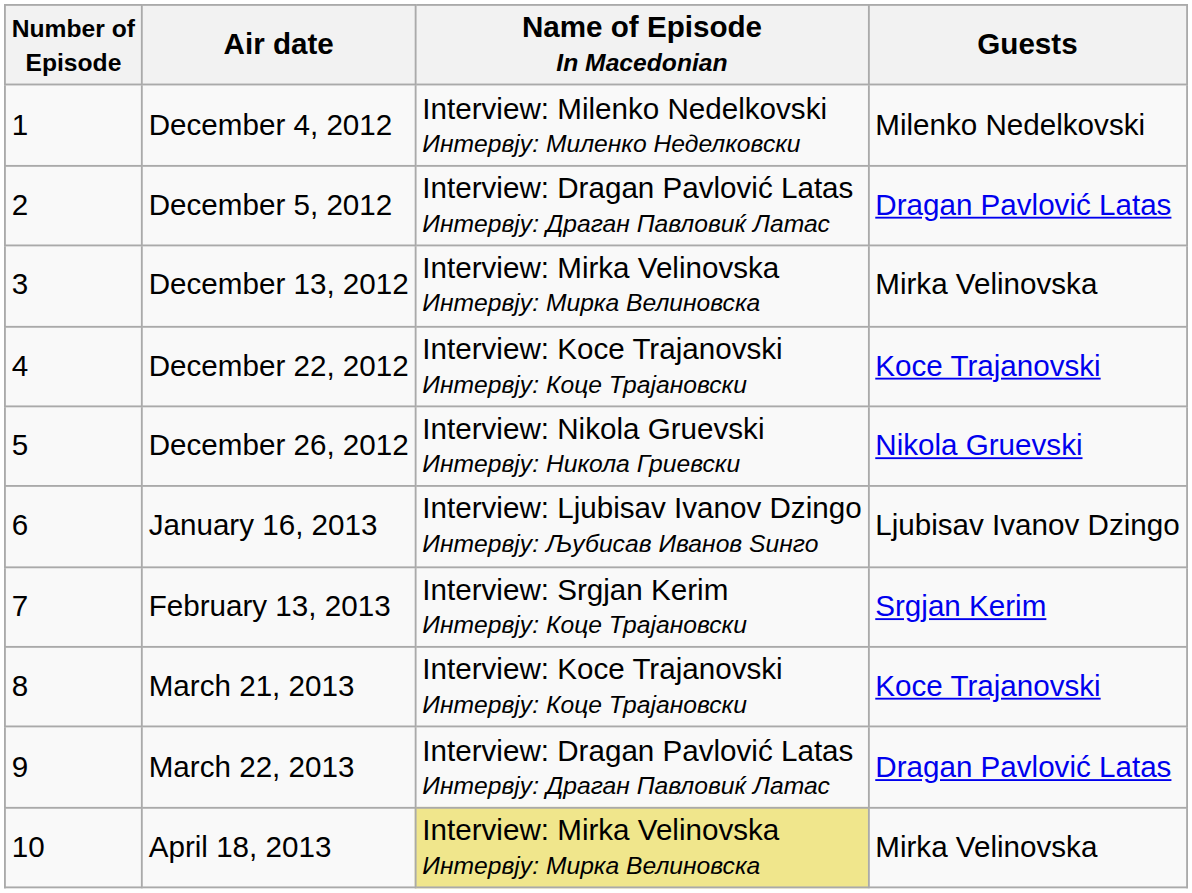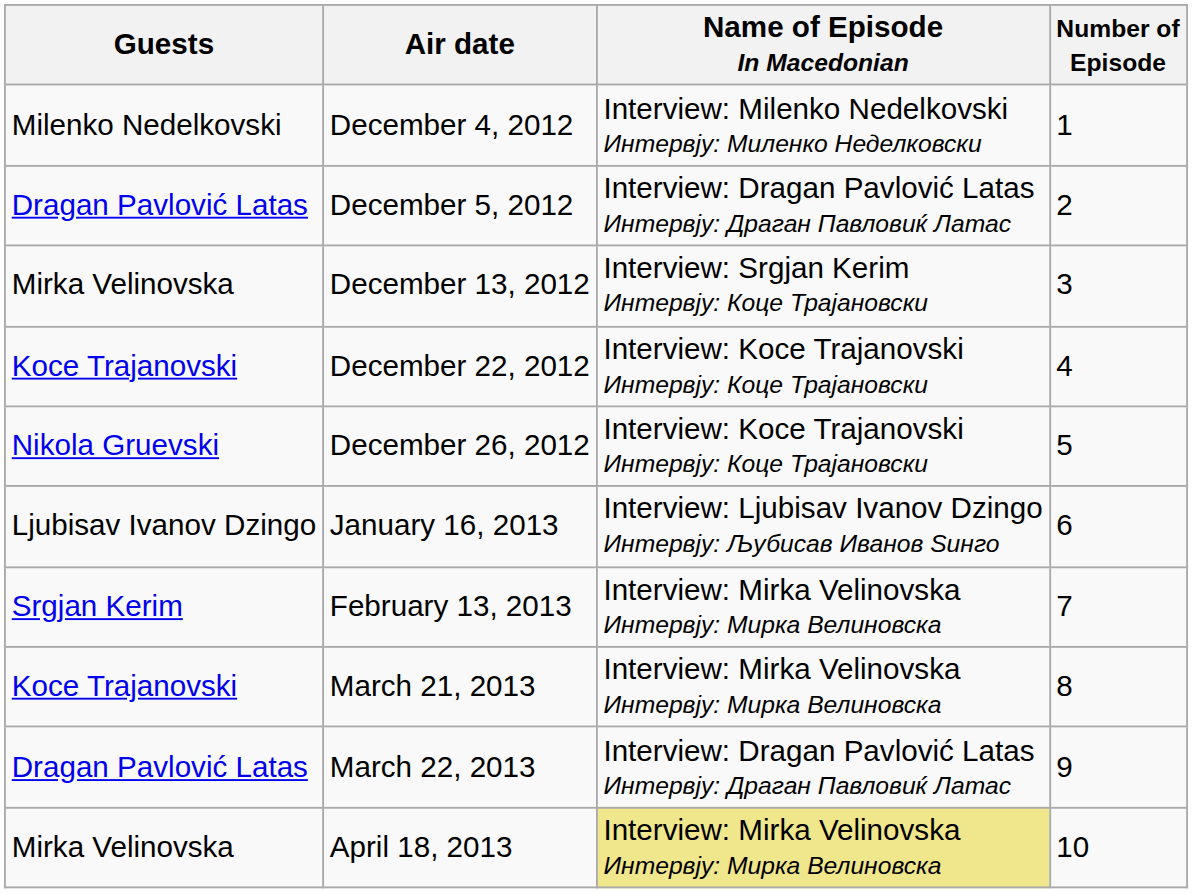columns swapped: (73, 46) <-> (1027, 44)
(601, 285) Interview: Mirka Velinovska Интервју: Мирка Велиновска -> (766, 285) Interview: Srgjan Kerim Интервју: Коце Трајановски
(593, 445) Interview: Nikola Gruevski Интервју: Никола Гриевски -> (784, 445) Interview: Koce Trajanovski Интервју: Коце Трајановски
(585, 606) Interview: Srgjan Kerim Интервју: Коце Трајановски -> (782, 606) Interview: Mirka Velinovska Интервју: Мирка Велиновска
(602, 686) Interview: Koce Trajanovski Интервју: Коце Трајановски -> (782, 686) Interview: Mirka Velinovska Интервју: Мирка Велиновска
